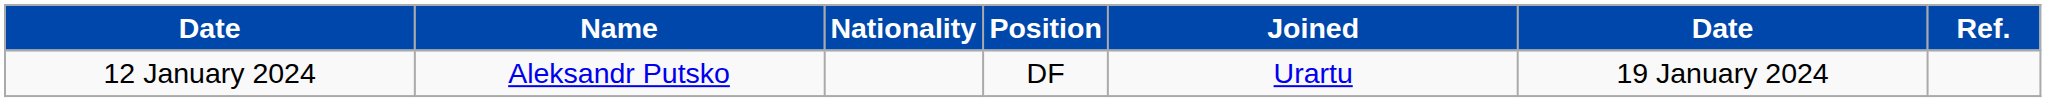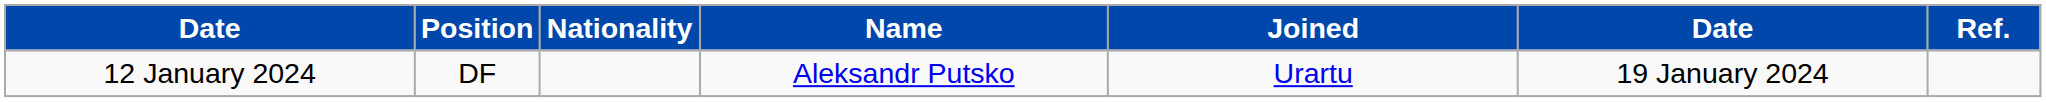columns swapped: (1046, 28) <-> (619, 28)
